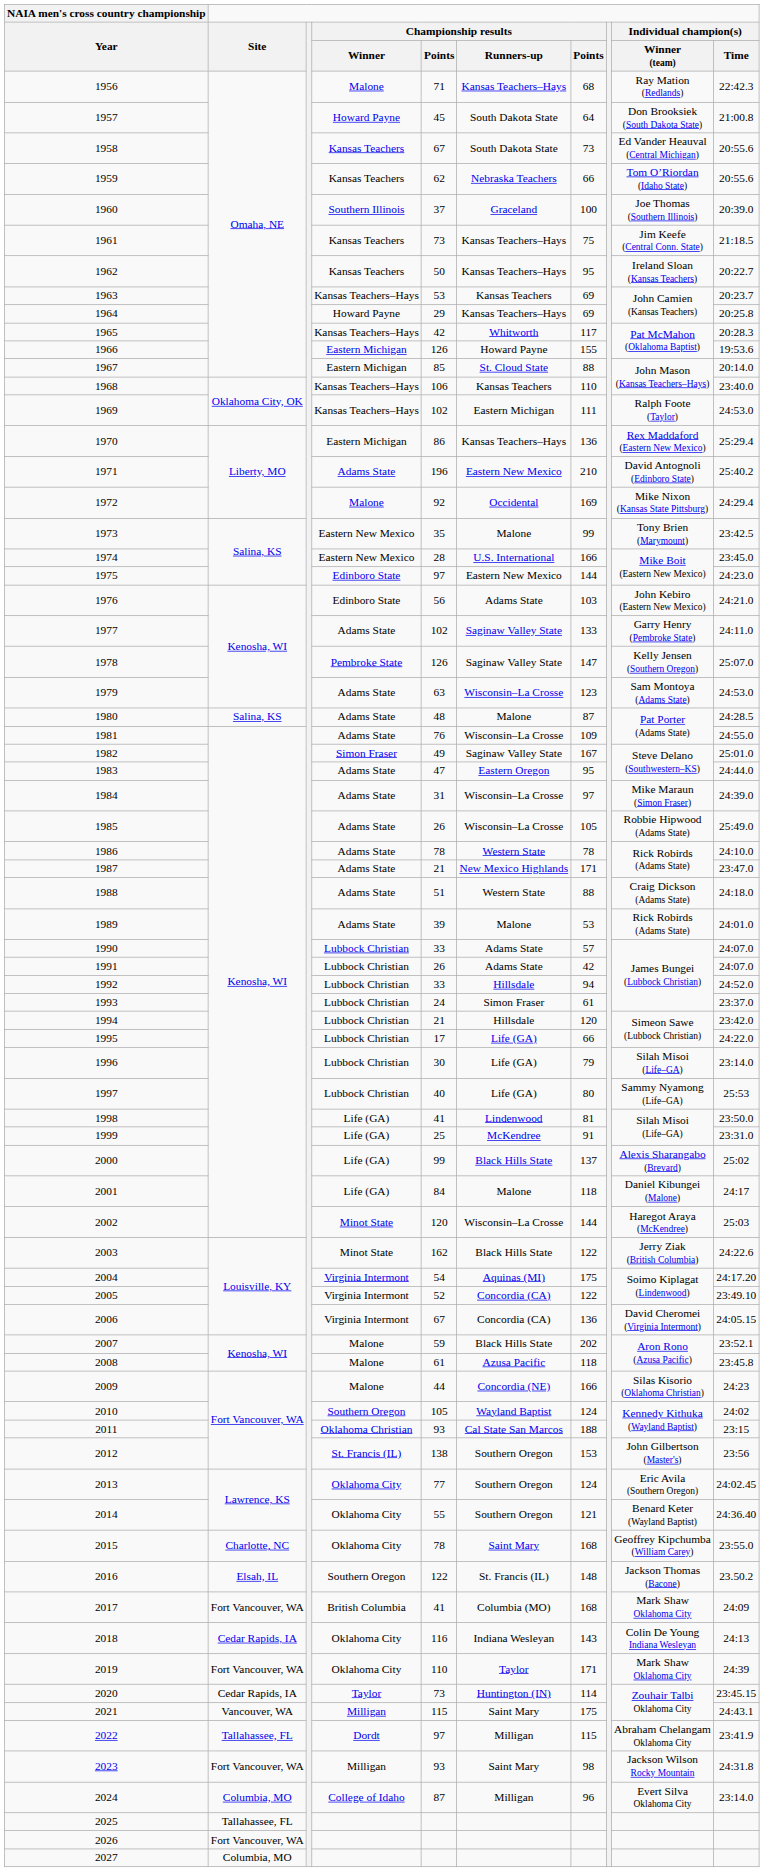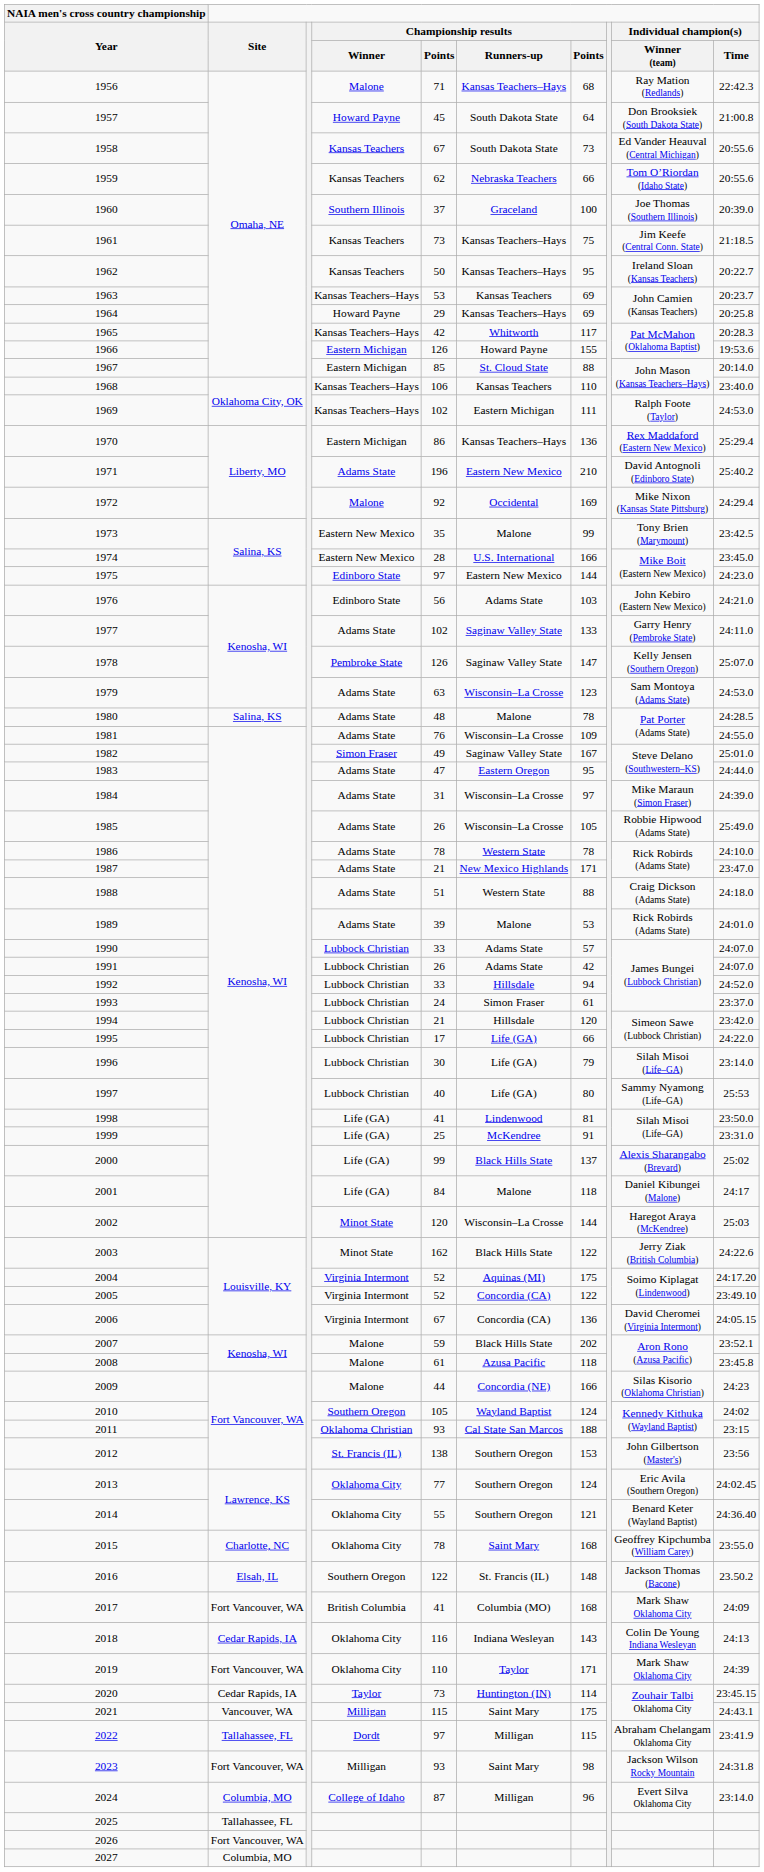(588, 717) 87 -> (588, 717) 78
(439, 1277) 54 -> (439, 1277) 52
